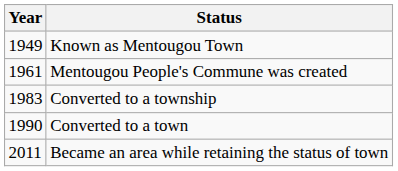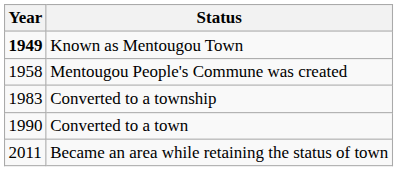(25, 44) normal -> (25, 44) bold
(25, 71) 1961 -> (25, 71) 1958
